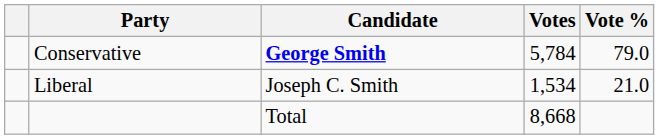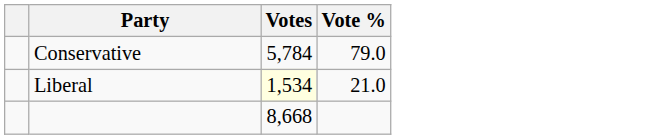- column: (393, 20)
(553, 85) no background -> (289, 85) lightyellow background
